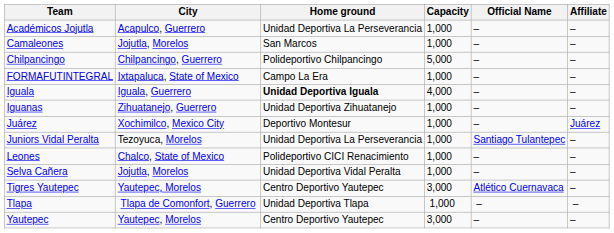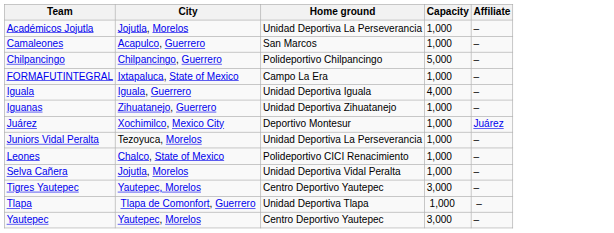- column: (519, 12)
(161, 28) Acapulco, Guerrero -> (153, 28) Jojutla, Morelos
(153, 44) Jojutla, Morelos -> (161, 44) Acapulco, Guerrero
(321, 92) bold -> (317, 92) normal
